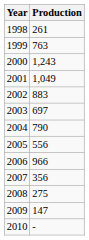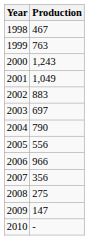(40, 29) 261 -> (40, 29) 467
